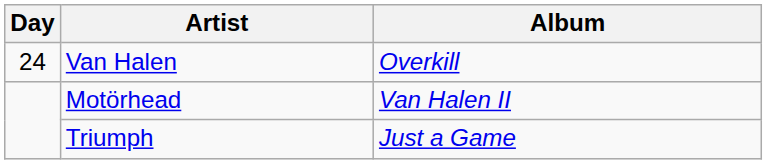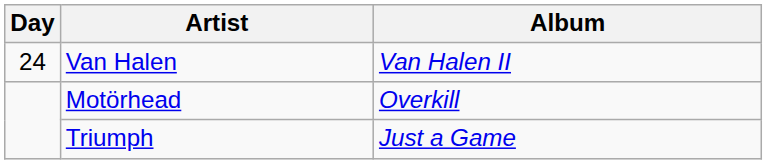(419, 61) Overkill -> (445, 61) Van Halen II
(445, 100) Van Halen II -> (419, 100) Overkill
